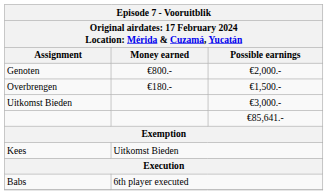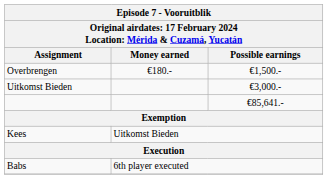- row: (23, 71)
